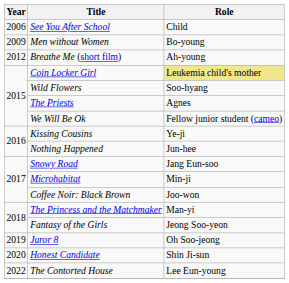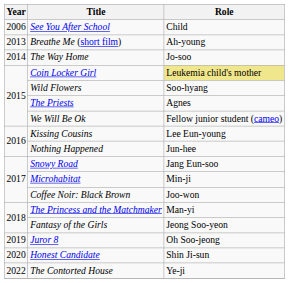- row: (69, 42)
(16, 57) 2012 -> (16, 42) 2013
+ row: (59, 57)
(176, 133) Ye-ji -> (196, 133) Lee Eun-young
(196, 270) Lee Eun-young -> (176, 270) Ye-ji
